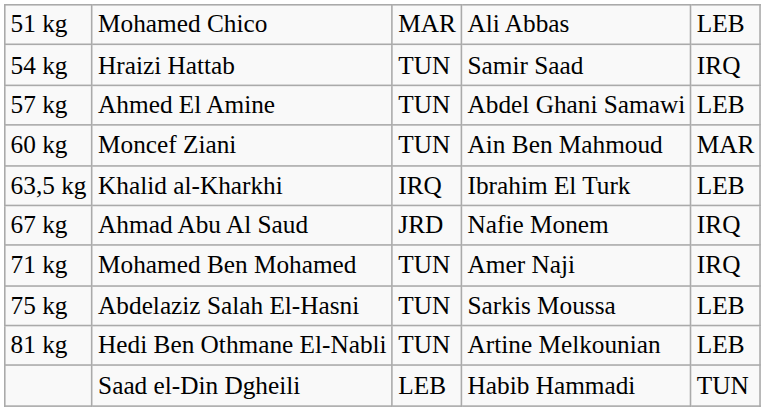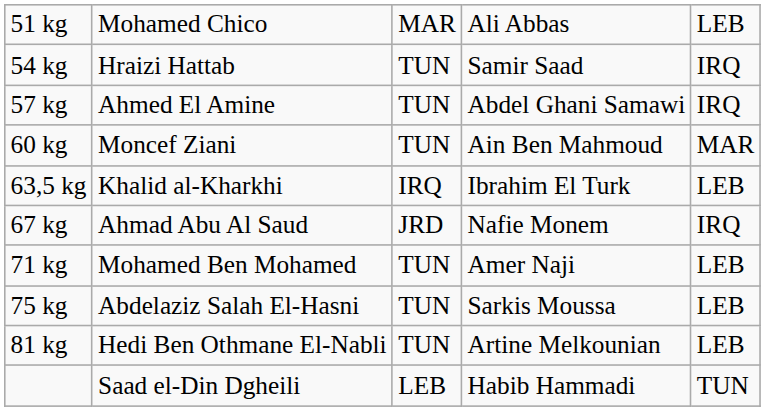(721, 104) LEB -> (719, 104) IRQ
(719, 265) IRQ -> (721, 265) LEB
